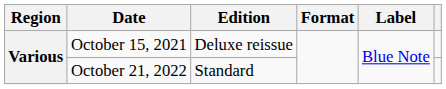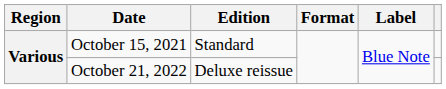(244, 44) Deluxe reissue -> (224, 44) Standard
(224, 70) Standard -> (244, 70) Deluxe reissue
